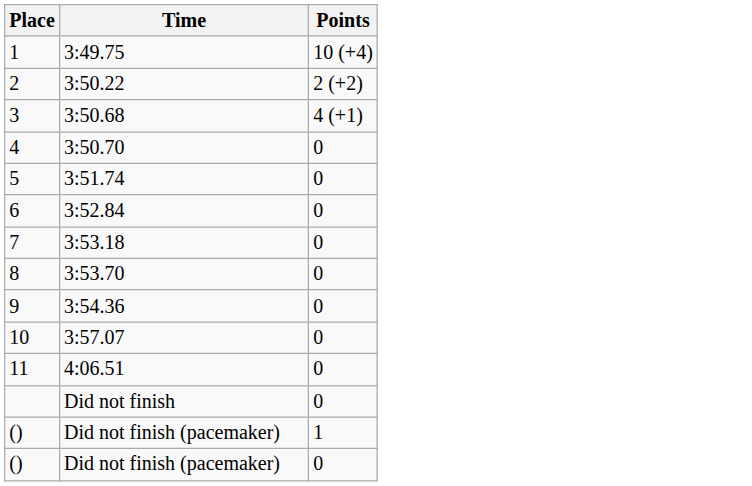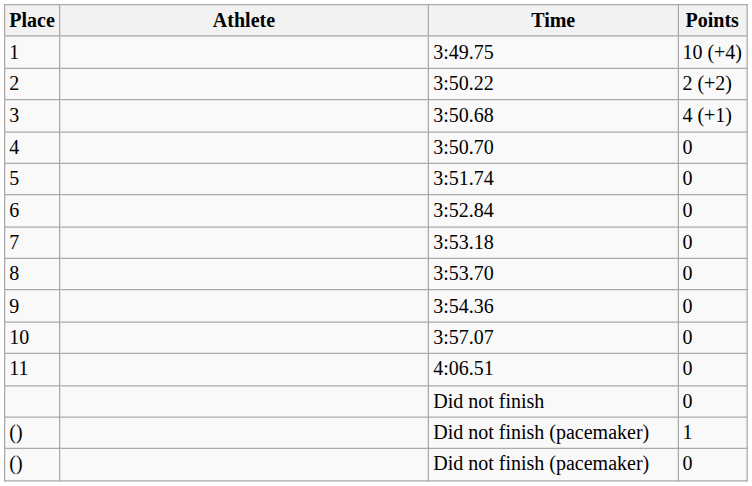+ column: (244, 20)
